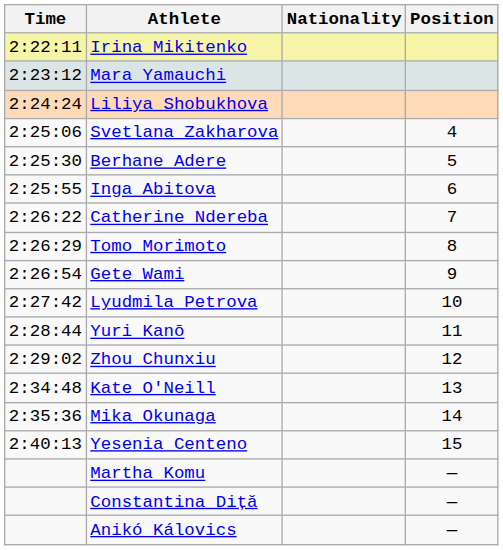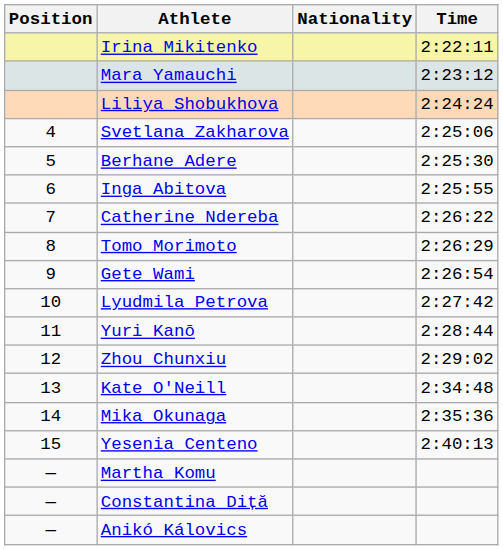columns swapped: (452, 19) <-> (45, 19)
